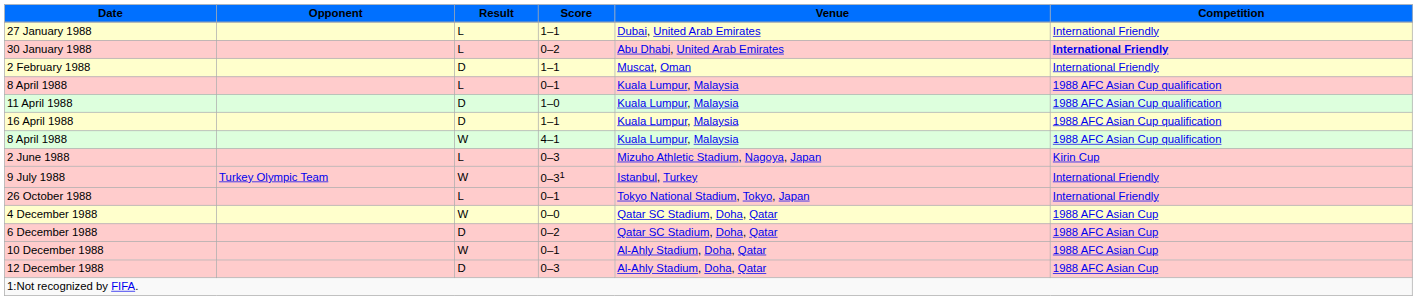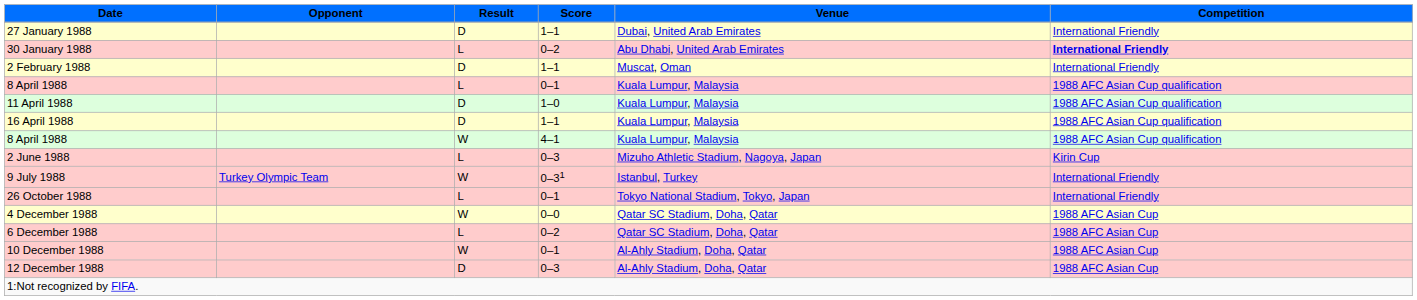(461, 31) L -> (461, 31) D
(461, 232) D -> (461, 232) L
